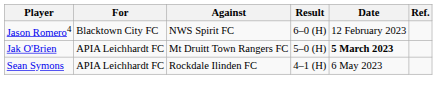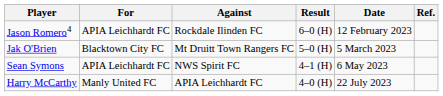(117, 31) Blacktown City FC -> (126, 31) APIA Leichhardt FC
(202, 31) NWS Spirit FC -> (219, 31) Rockdale Ilinden FC
(120, 49) APIA Leichhardt FC -> (123, 49) Blacktown City FC
(362, 49) bold -> (366, 49) normal
(213, 65) Rockdale Ilinden FC -> (207, 65) NWS Spirit FC
+ row: (42, 82)
